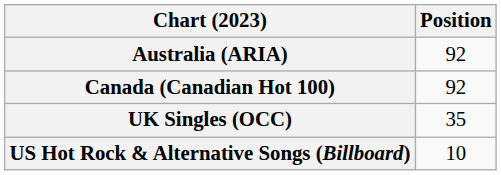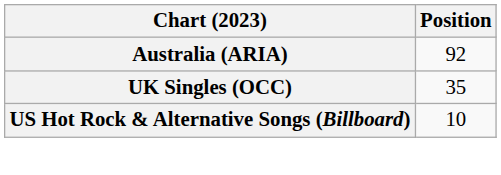- row: (210, 86)
